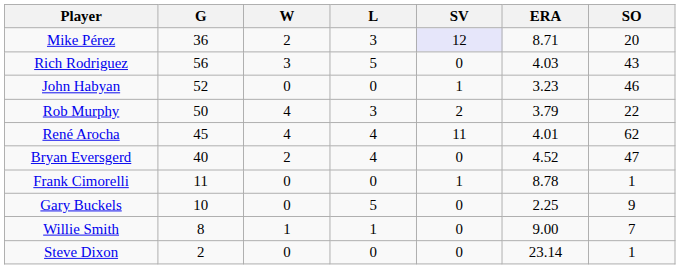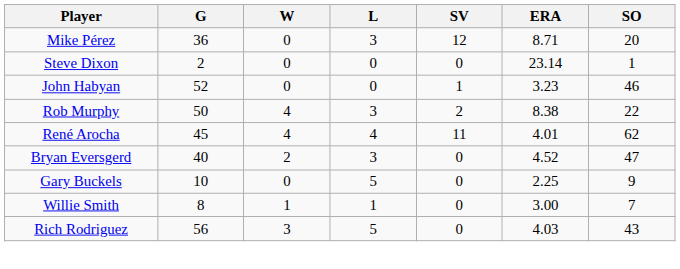(287, 39) 2 -> (287, 39) 0
(459, 39) lavender background -> (459, 39) no background
rows swapped: (81, 63) <-> (81, 252)
(546, 110) 3.79 -> (546, 110) 8.38
(373, 157) 4 -> (373, 157) 3
- row: (81, 181)
(546, 228) 9.00 -> (546, 205) 3.00
